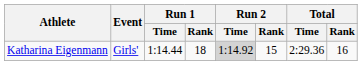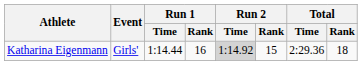(200, 51) 18 -> (200, 51) 16
(342, 51) 16 -> (342, 51) 18
